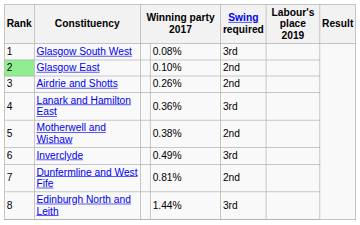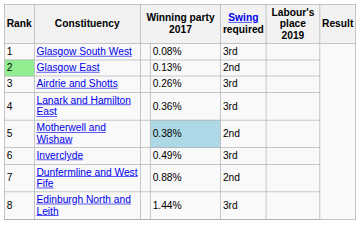(167, 68) 0.10% -> (167, 68) 0.13%
(231, 84) 2nd -> (230, 84) 3rd
(167, 134) no background -> (167, 134) lightblue background
(167, 178) 0.81% -> (167, 178) 0.88%
